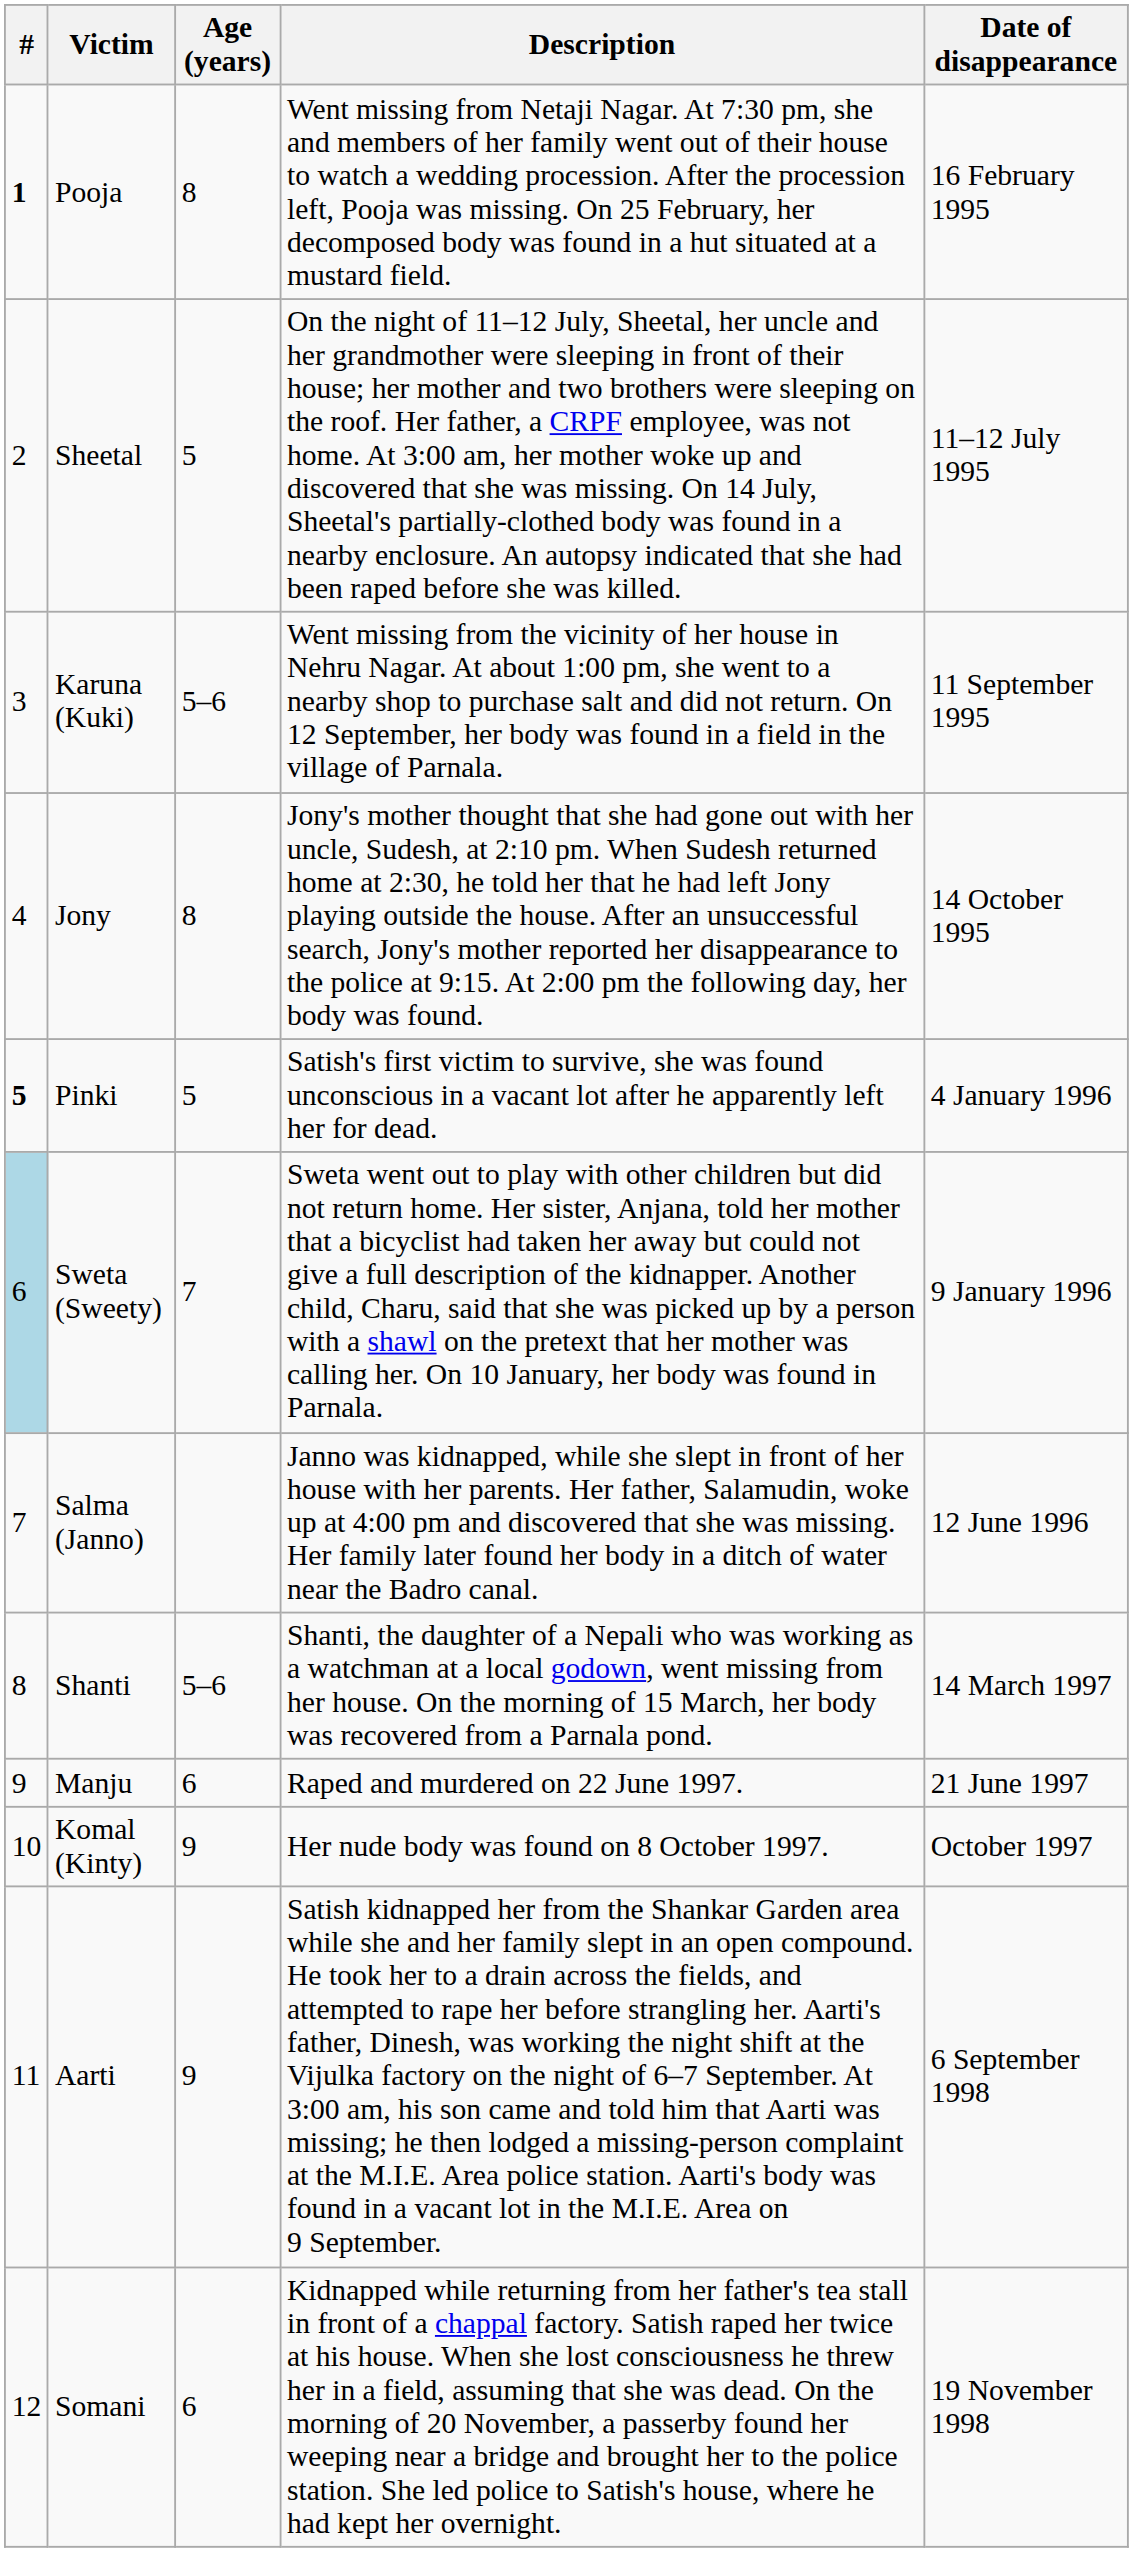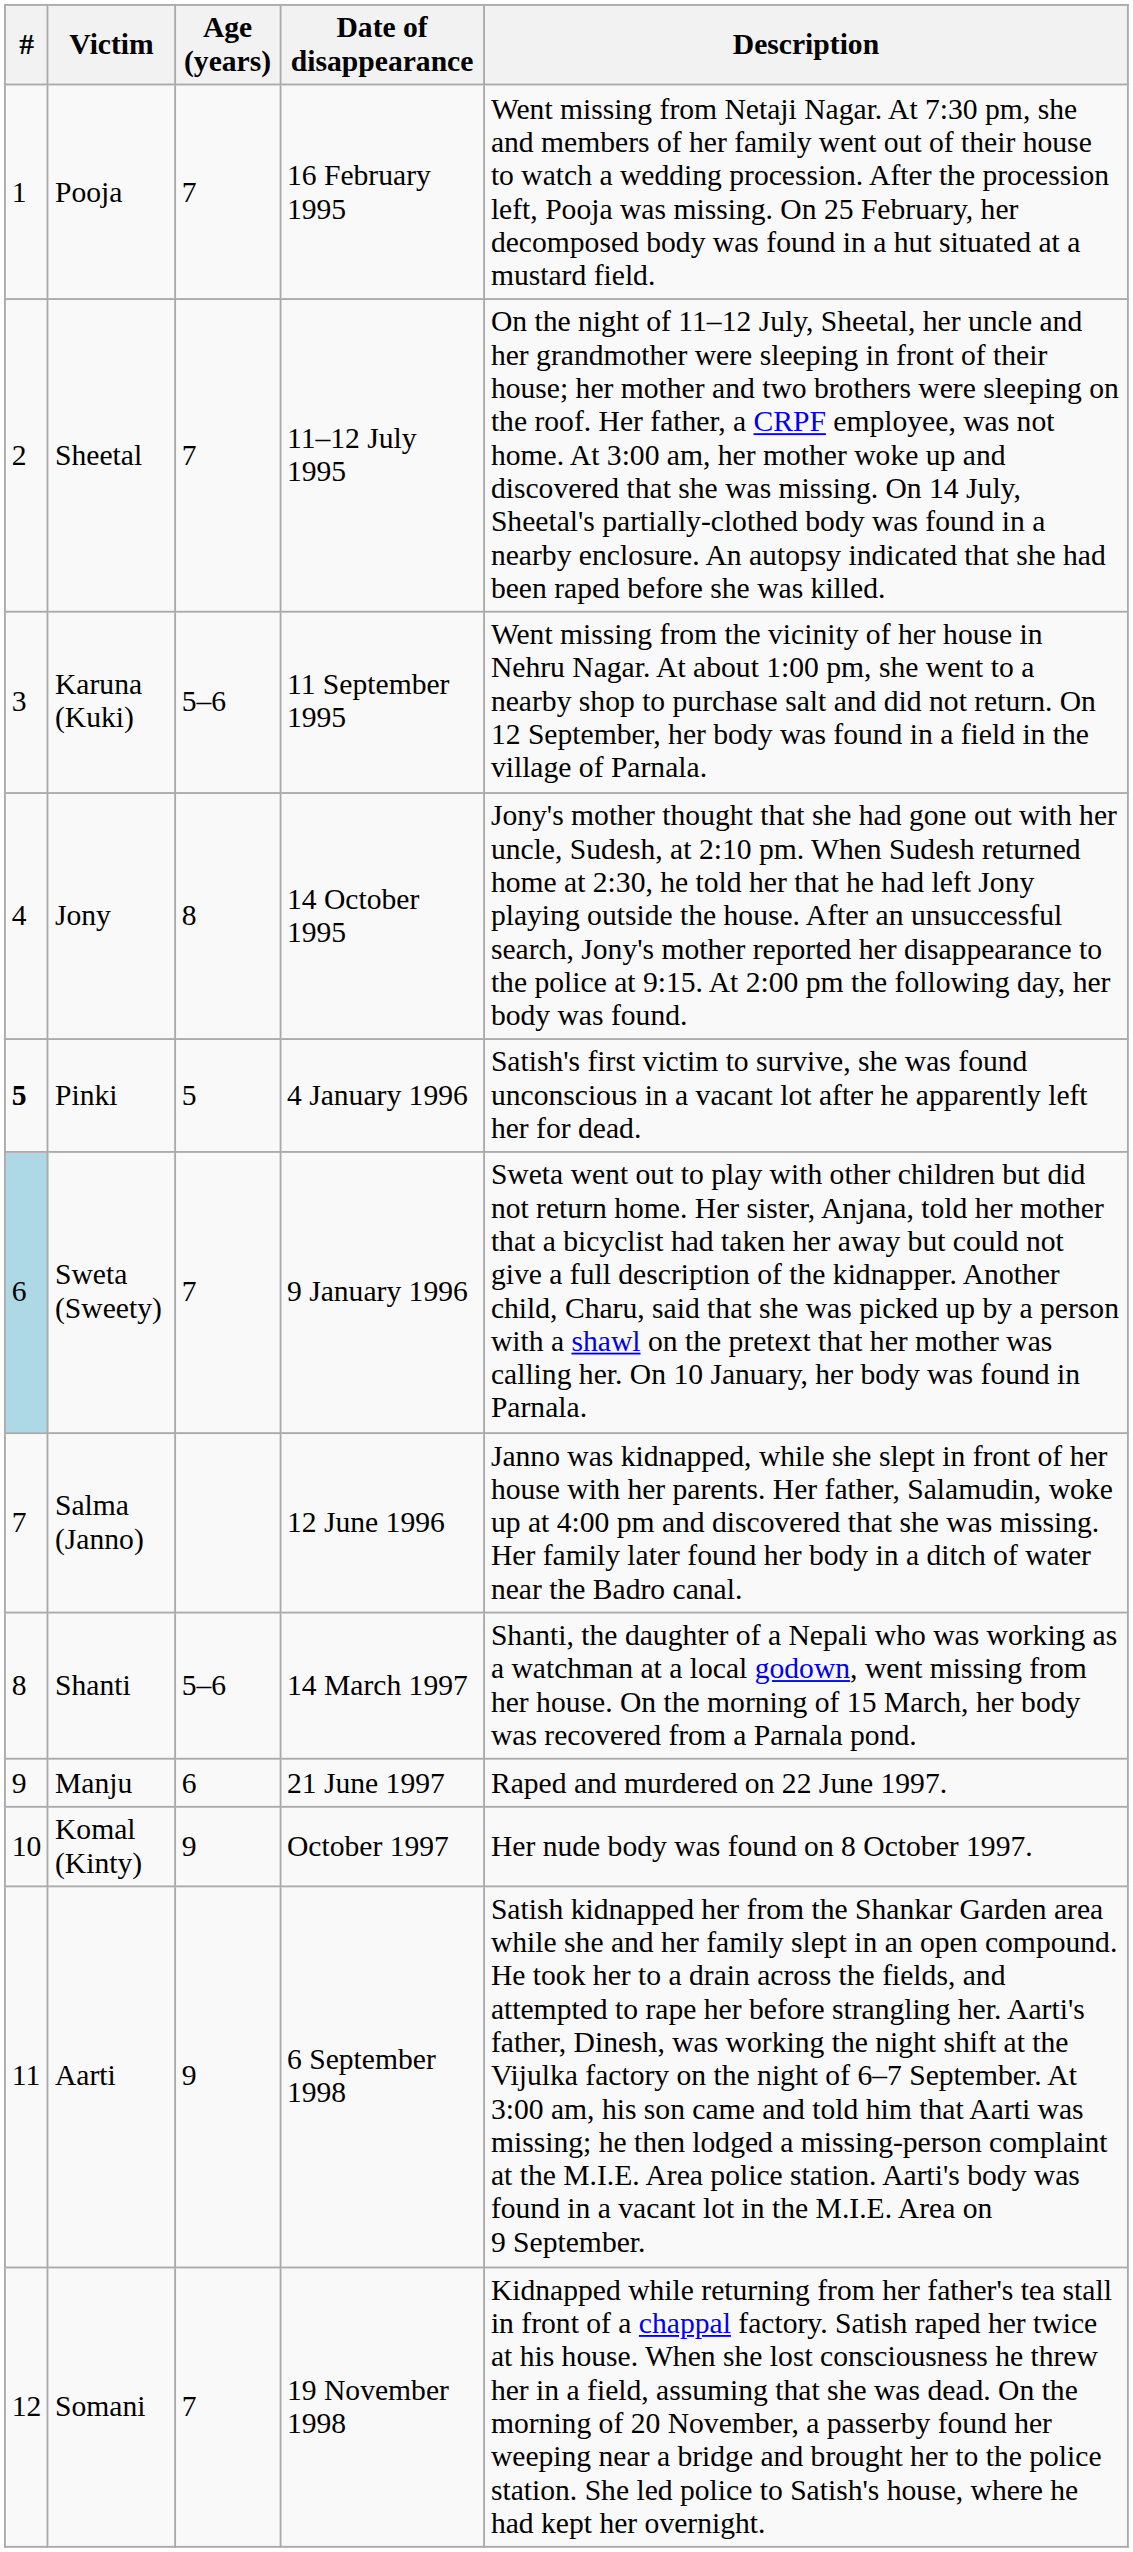columns swapped: (1026, 44) <-> (602, 44)
(19, 191) bold -> (19, 191) normal
(189, 191) 8 -> (189, 191) 7
(189, 454) 5 -> (189, 454) 7
(189, 2406) 6 -> (189, 2406) 7
